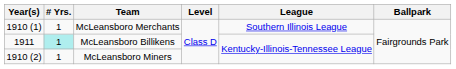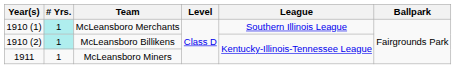(59, 27) no background -> (59, 27) paleturquoise background
(24, 42) 1911 -> (24, 42) 1910 (2)
(24, 57) 1910 (2) -> (24, 57) 1911
